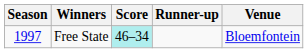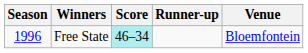(28, 36) 1997 -> (28, 36) 1996
